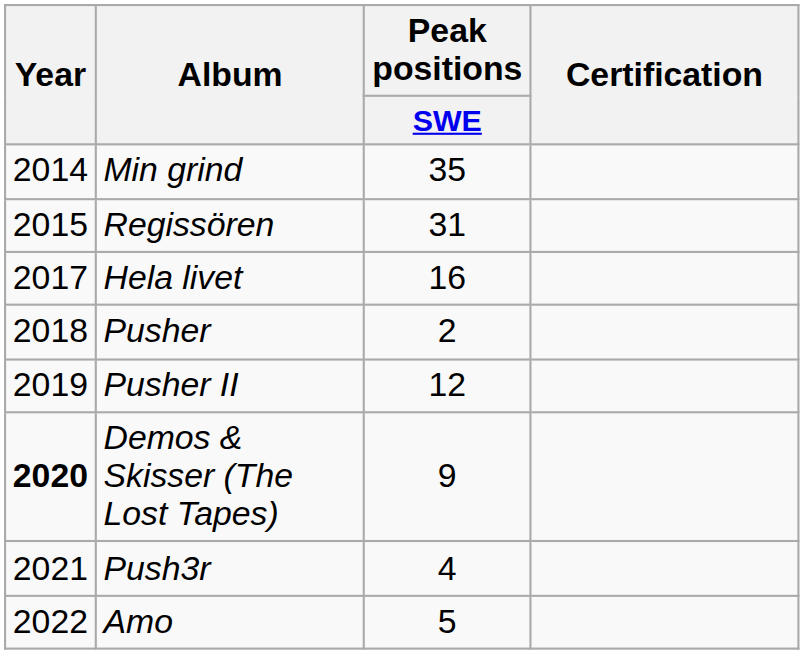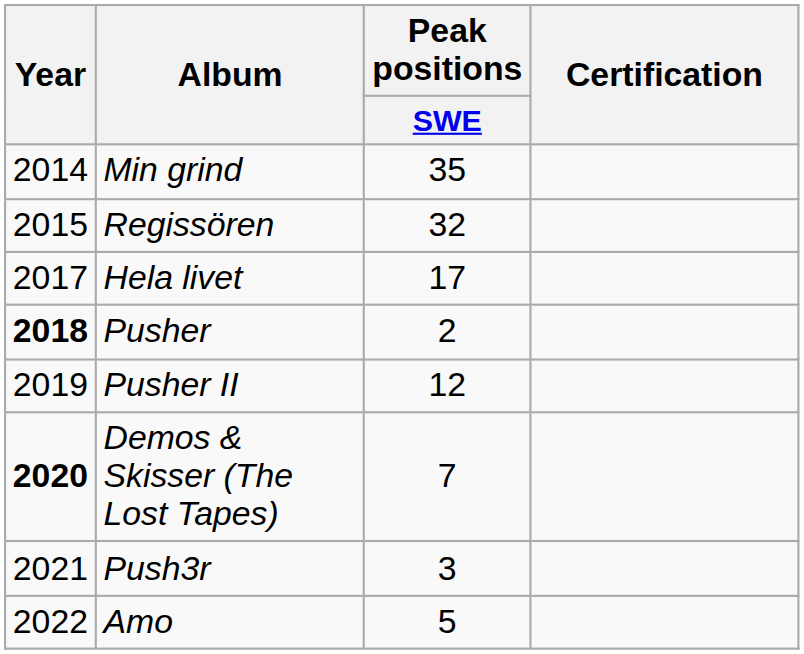(447, 224) 31 -> (447, 224) 32
(447, 277) 16 -> (447, 277) 17
(50, 331) normal -> (50, 331) bold
(447, 476) 9 -> (447, 476) 7
(447, 568) 4 -> (447, 568) 3
